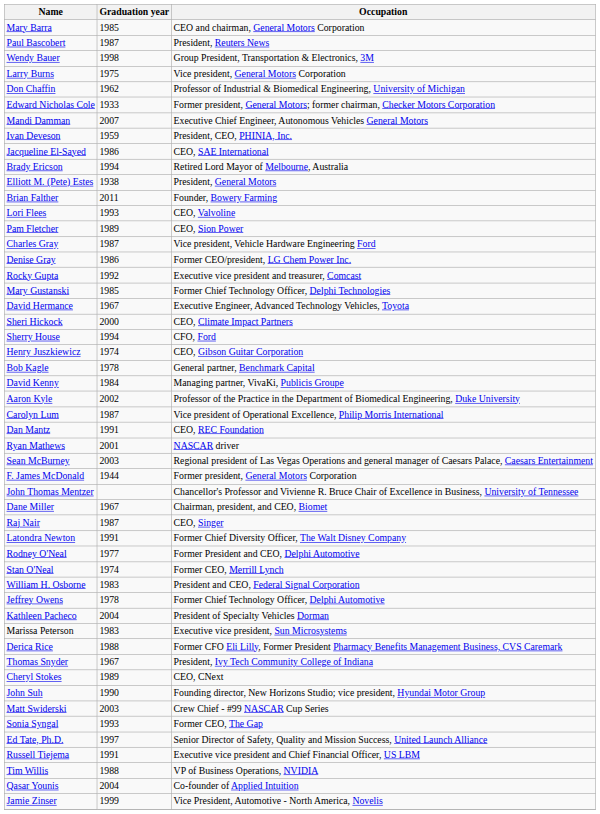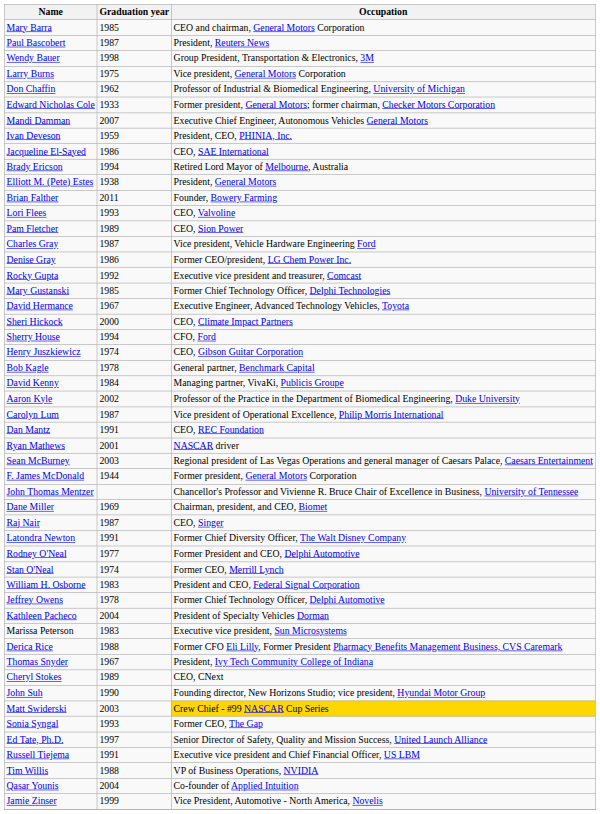(109, 507) 1967 -> (109, 507) 1969
(251, 708) no background -> (251, 708) gold background
